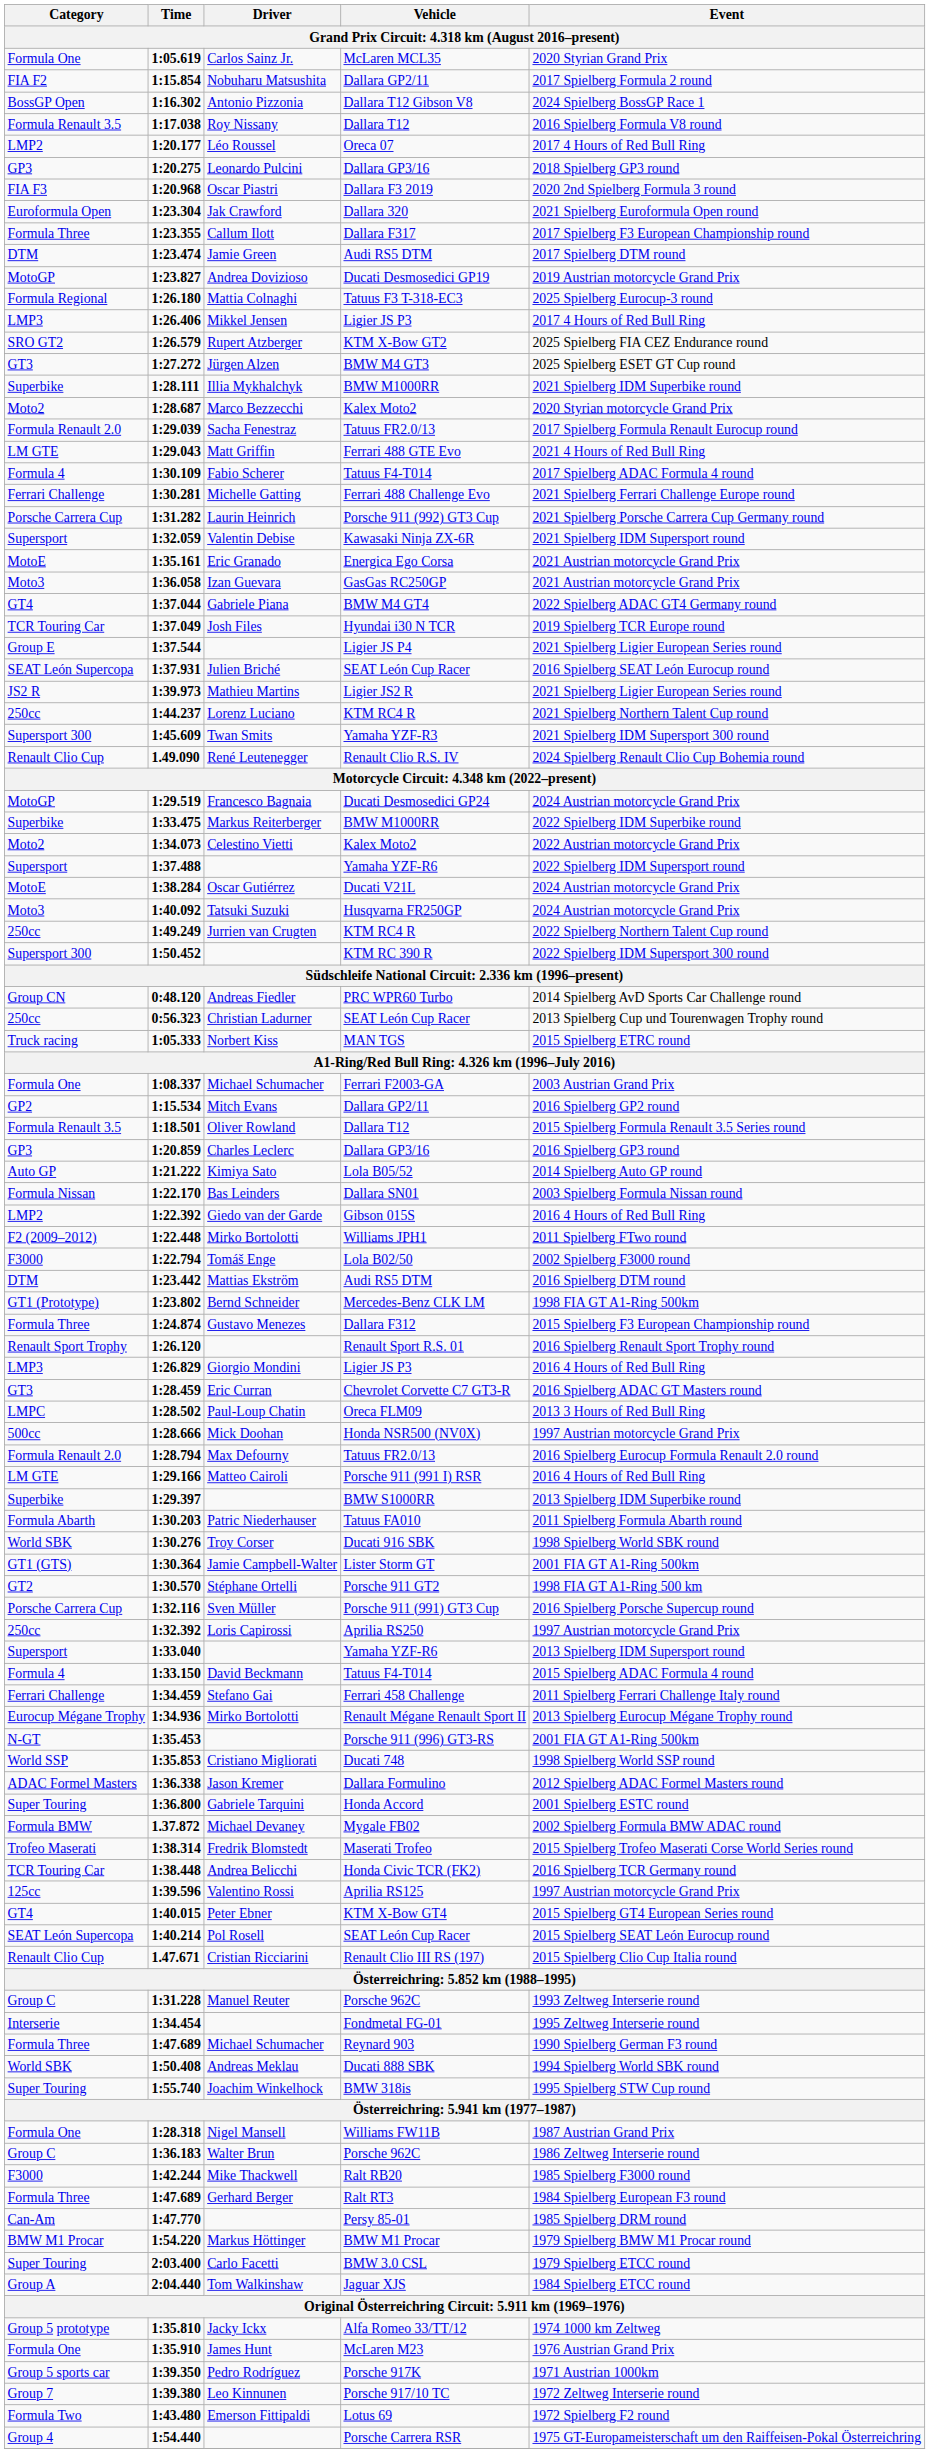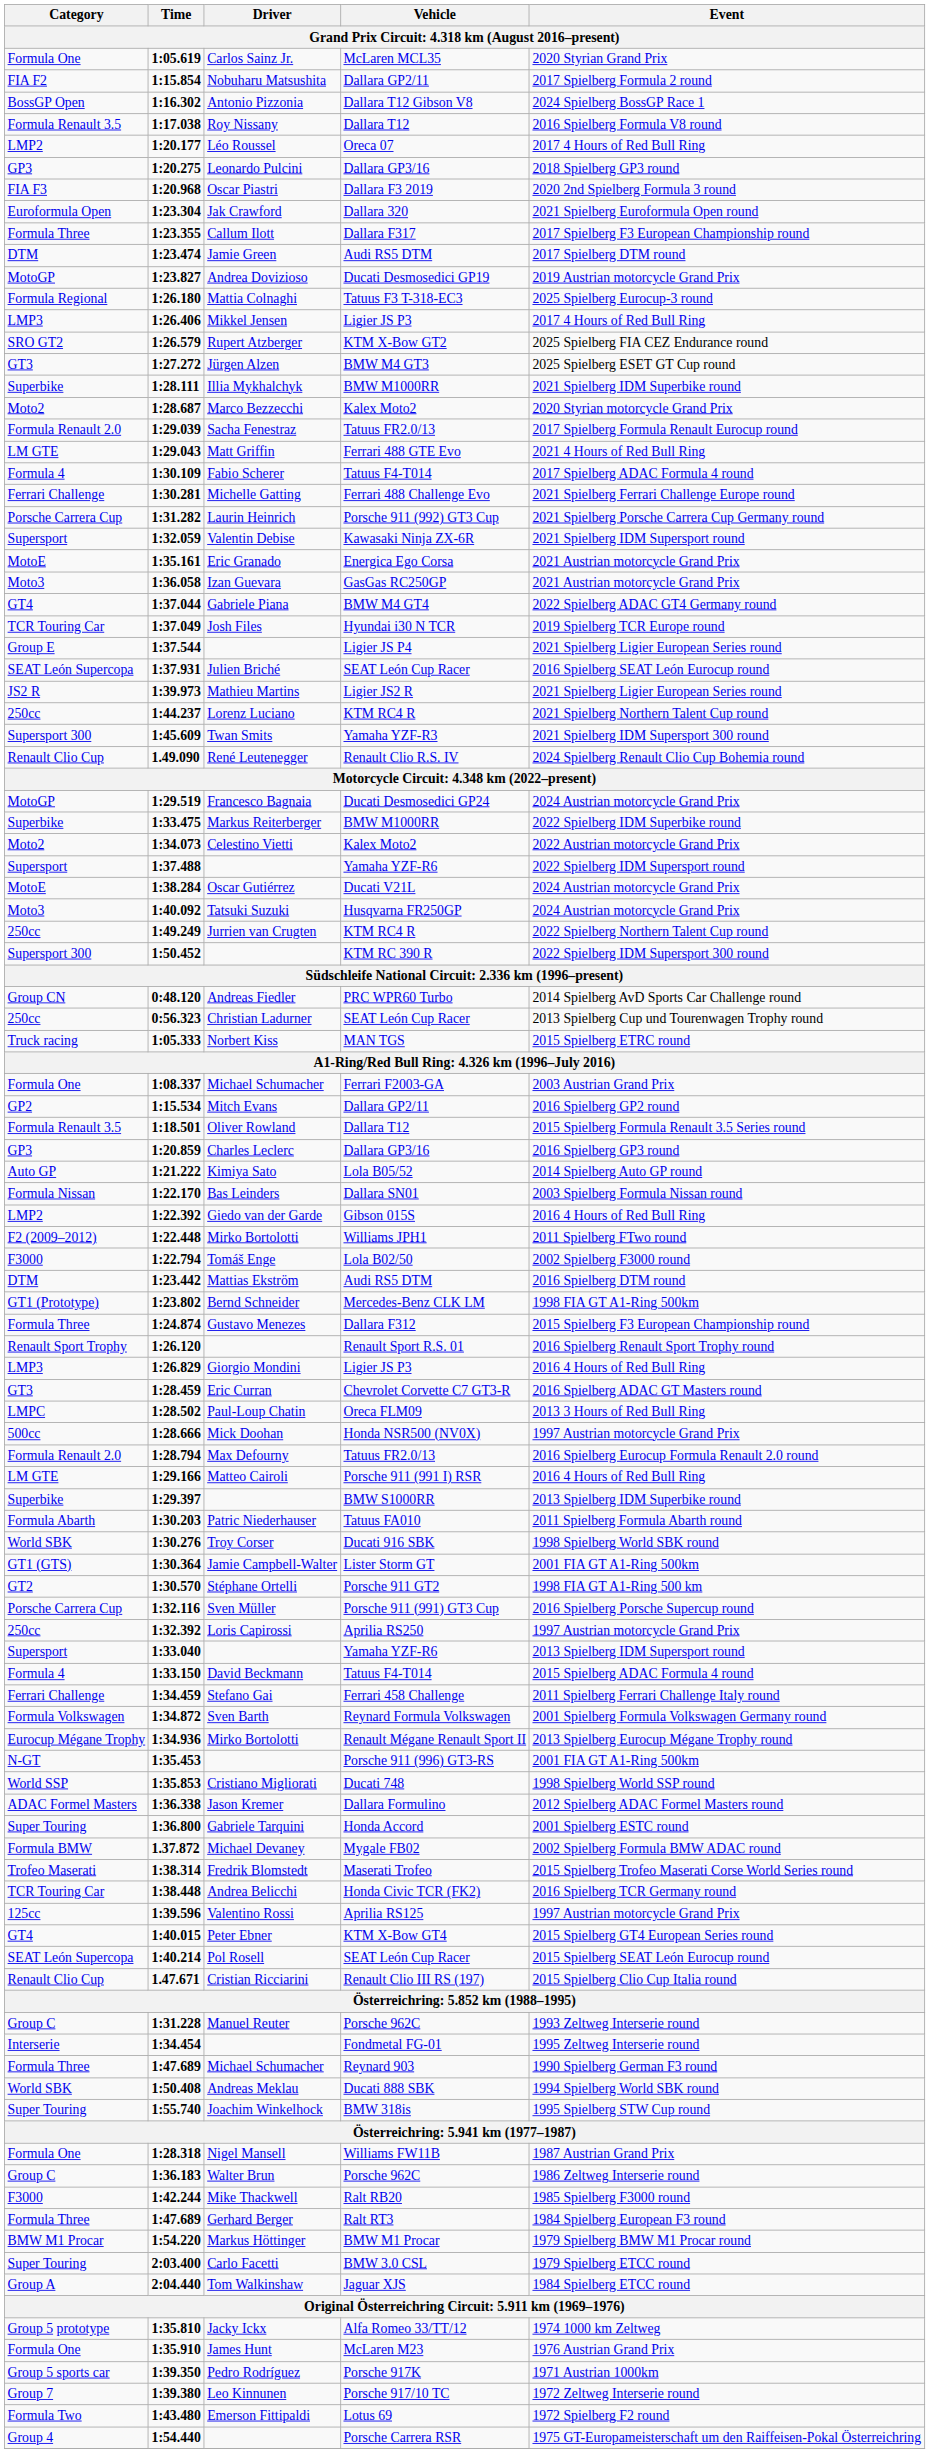+ row: (176, 1717)
- row: (176, 2219)
